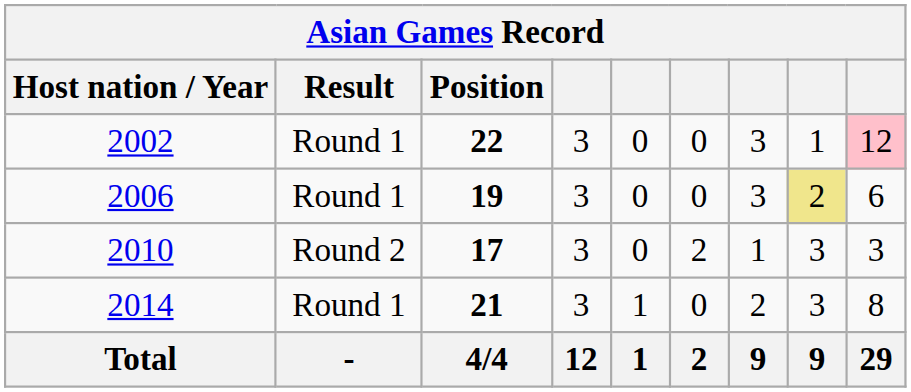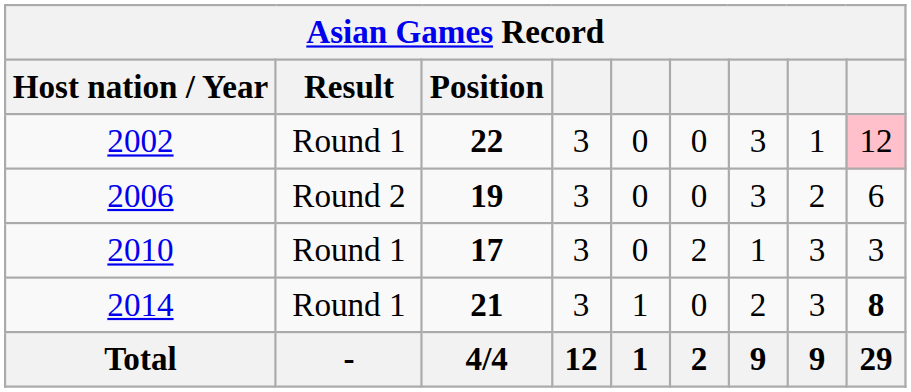(349, 195) Round 1 -> (349, 195) Round 2
(817, 195) khaki background -> (817, 195) no background
(349, 250) Round 2 -> (349, 250) Round 1
(876, 305) normal -> (876, 305) bold
